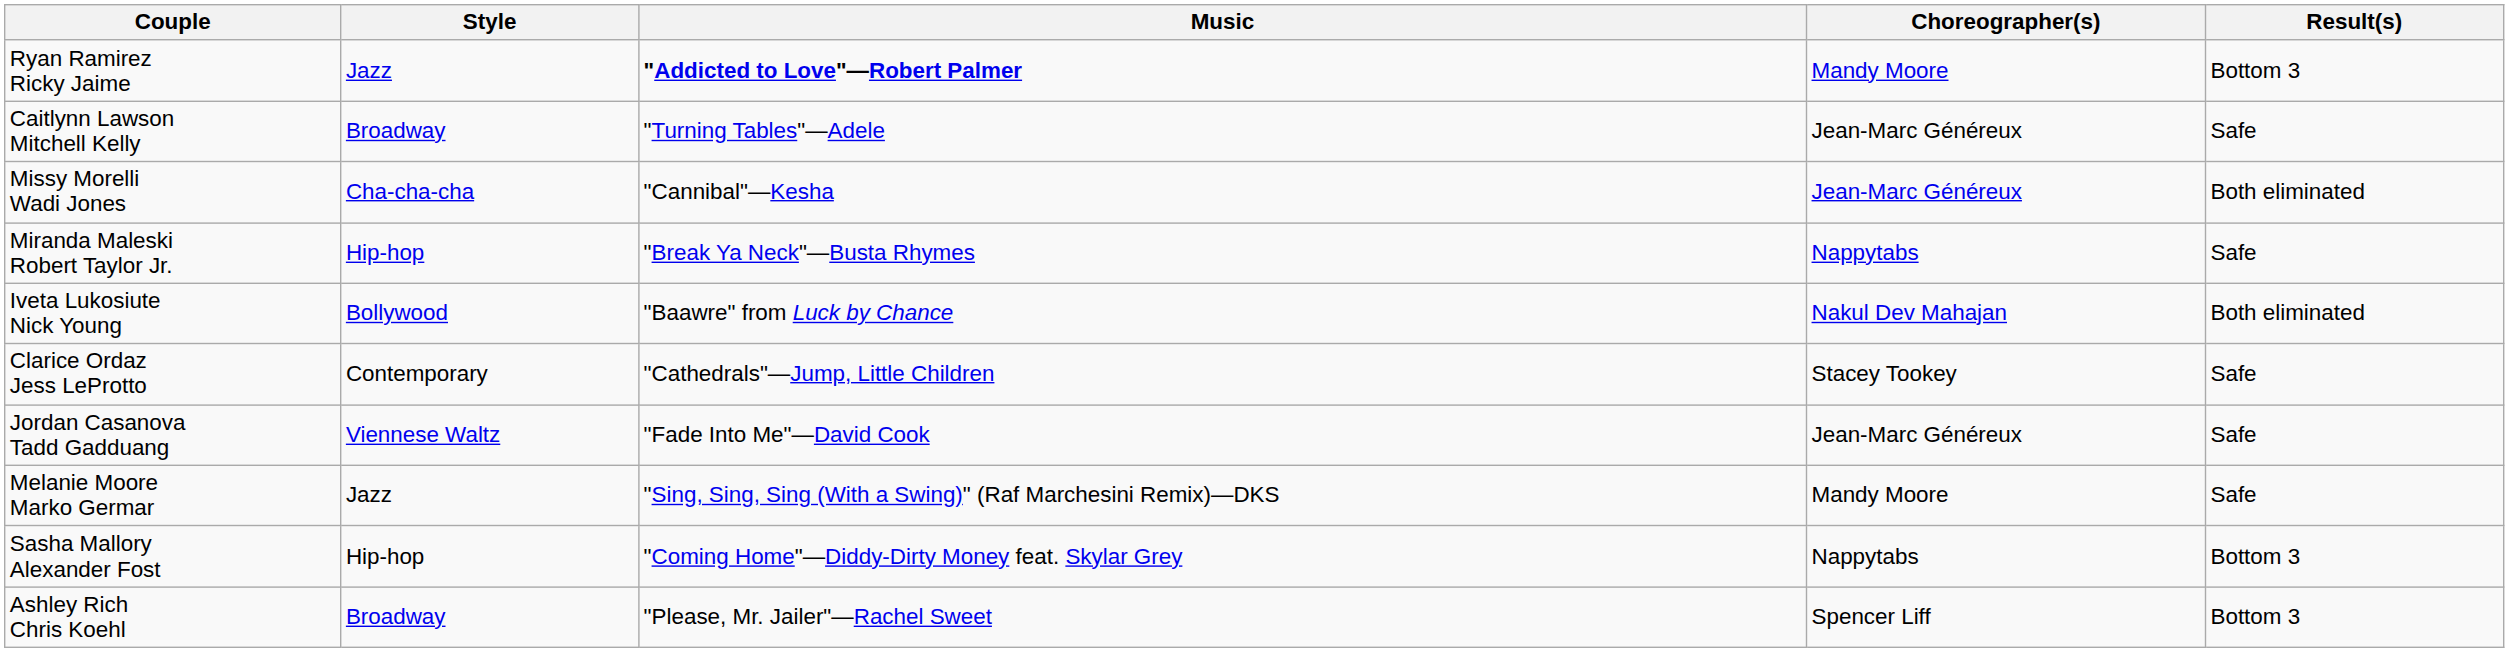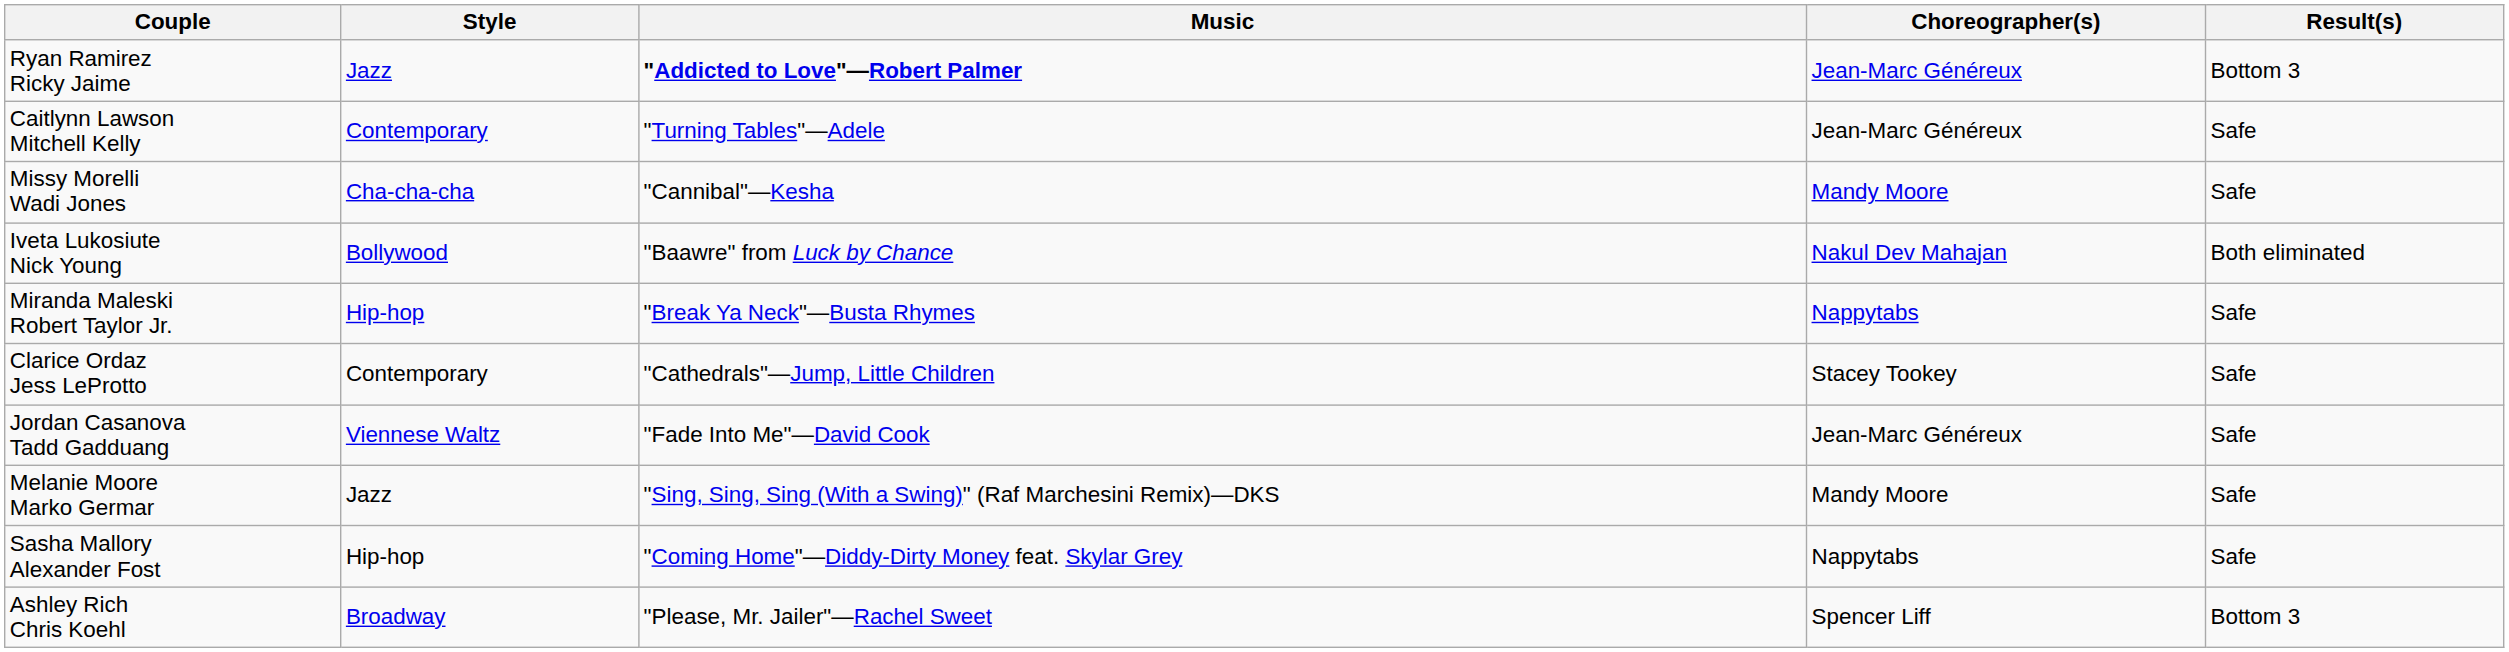(1880, 70) Mandy Moore -> (1917, 70) Jean-Marc Généreux
(396, 131) Broadway -> (417, 131) Contemporary
(1917, 191) Jean-Marc Généreux -> (1880, 191) Mandy Moore
(2288, 191) Both eliminated -> (2234, 191) Safe
rows swapped: (85, 313) <-> (91, 252)
(2255, 556) Bottom 3 -> (2234, 556) Safe
